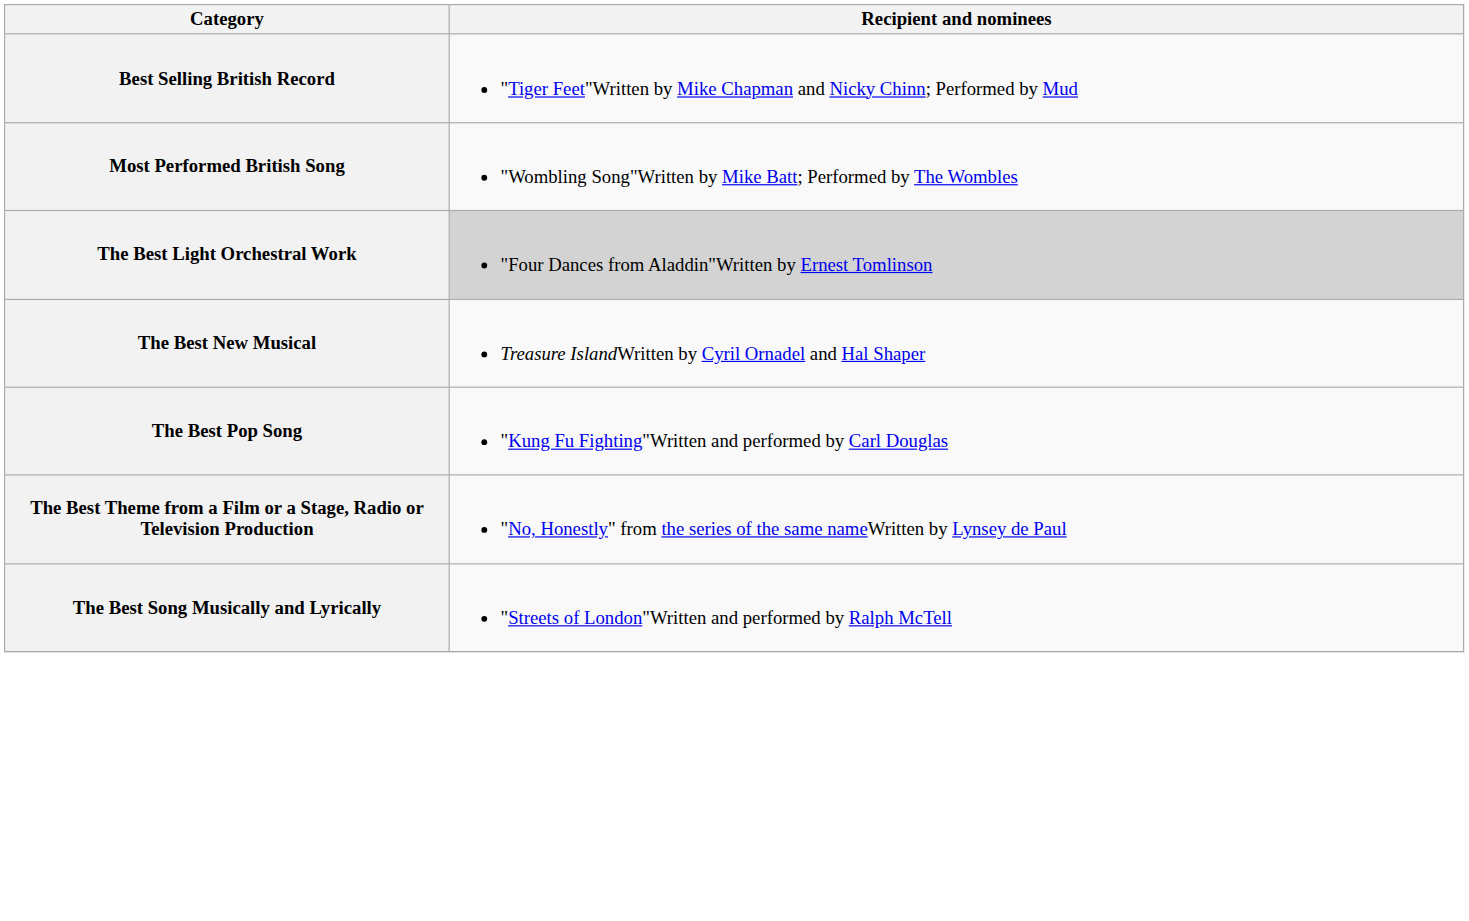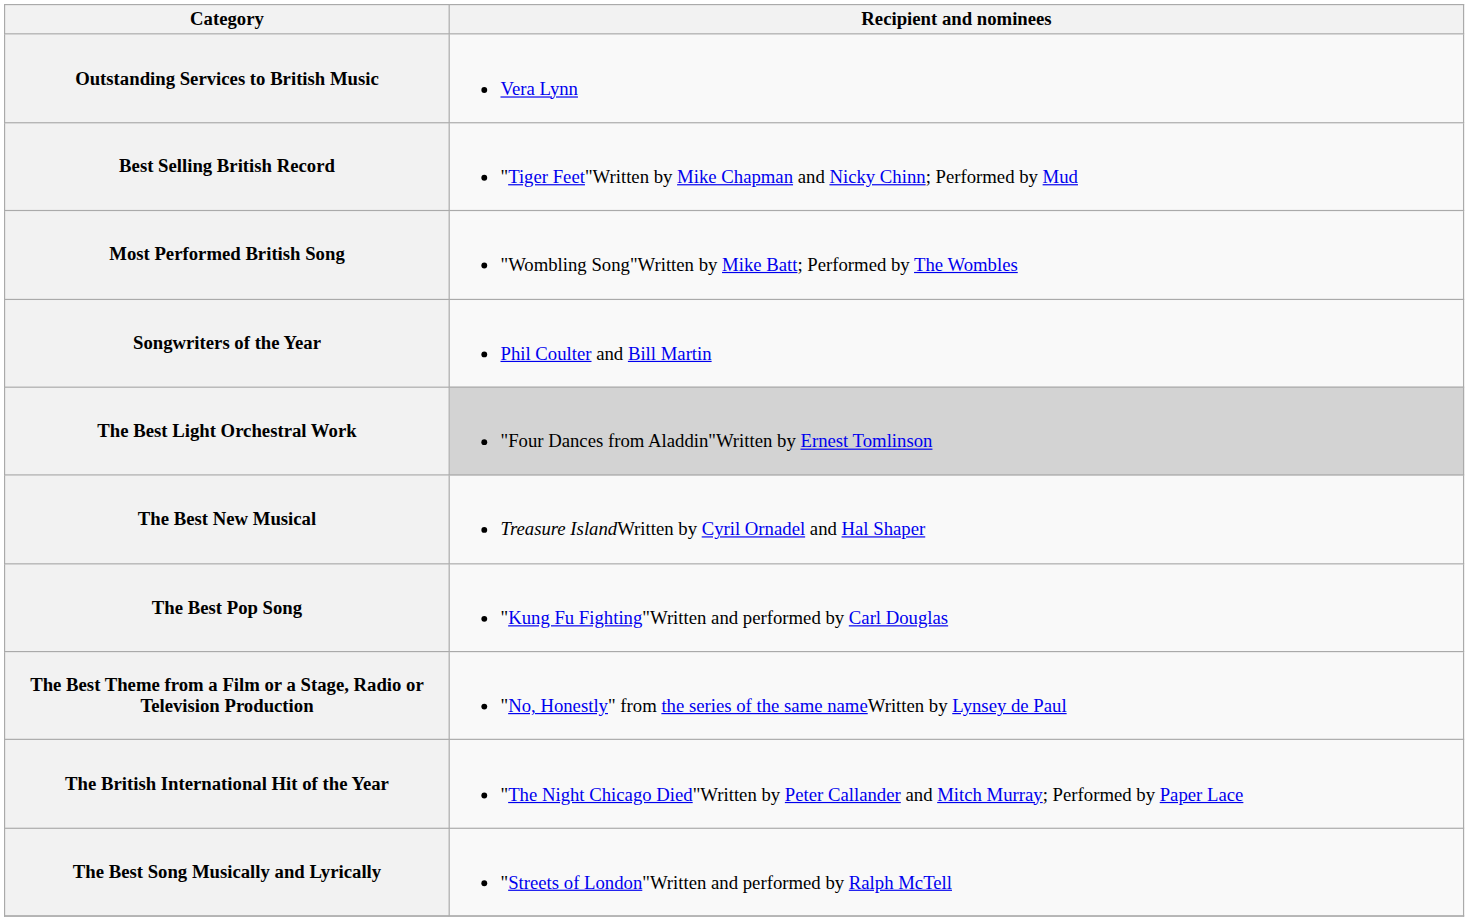+ row: (227, 78)
+ row: (227, 342)
+ row: (227, 783)
